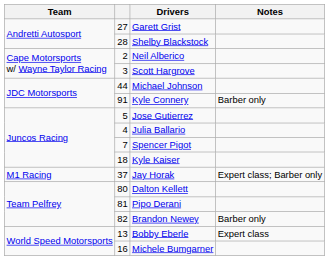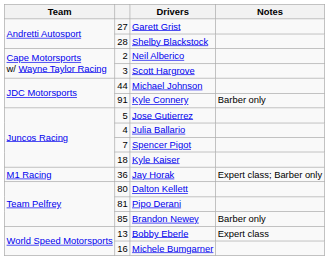(122, 174) 37 -> (122, 174) 36
(122, 218) 82 -> (122, 218) 85
